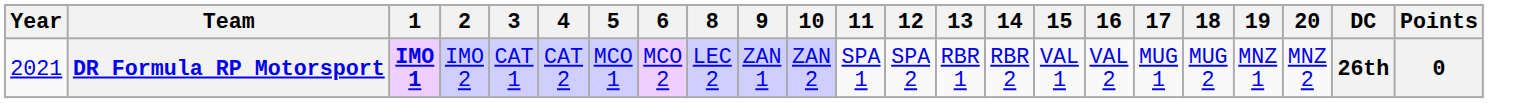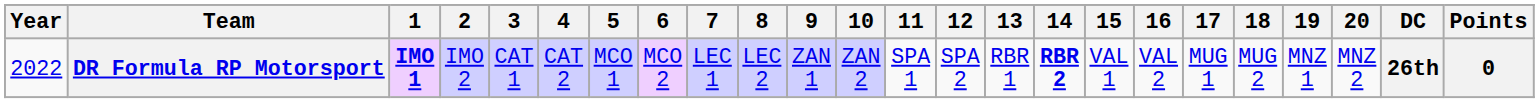+ column: (712, 22)
(36, 68) 2021 -> (36, 68) 2022
(1010, 68) normal -> (1059, 68) bold
